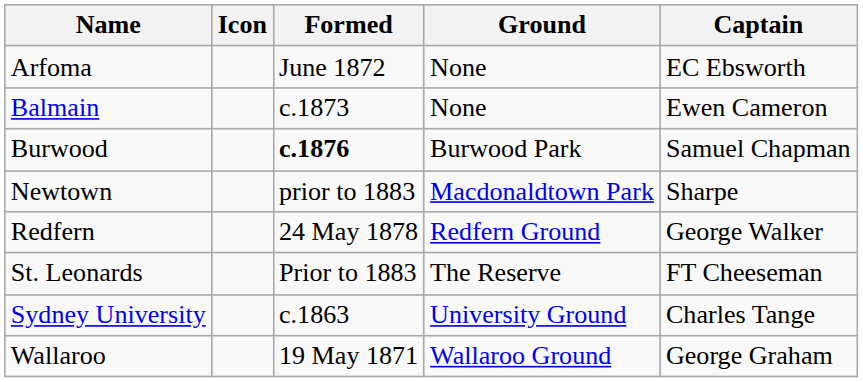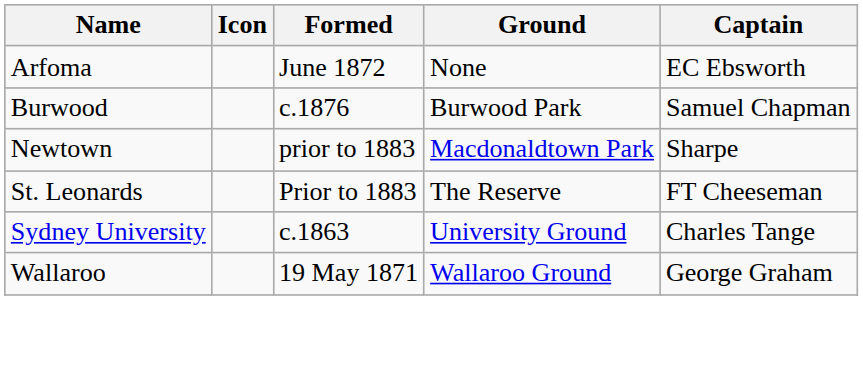- row: (55, 107)
(314, 149) bold -> (314, 107) normal
- row: (53, 231)
